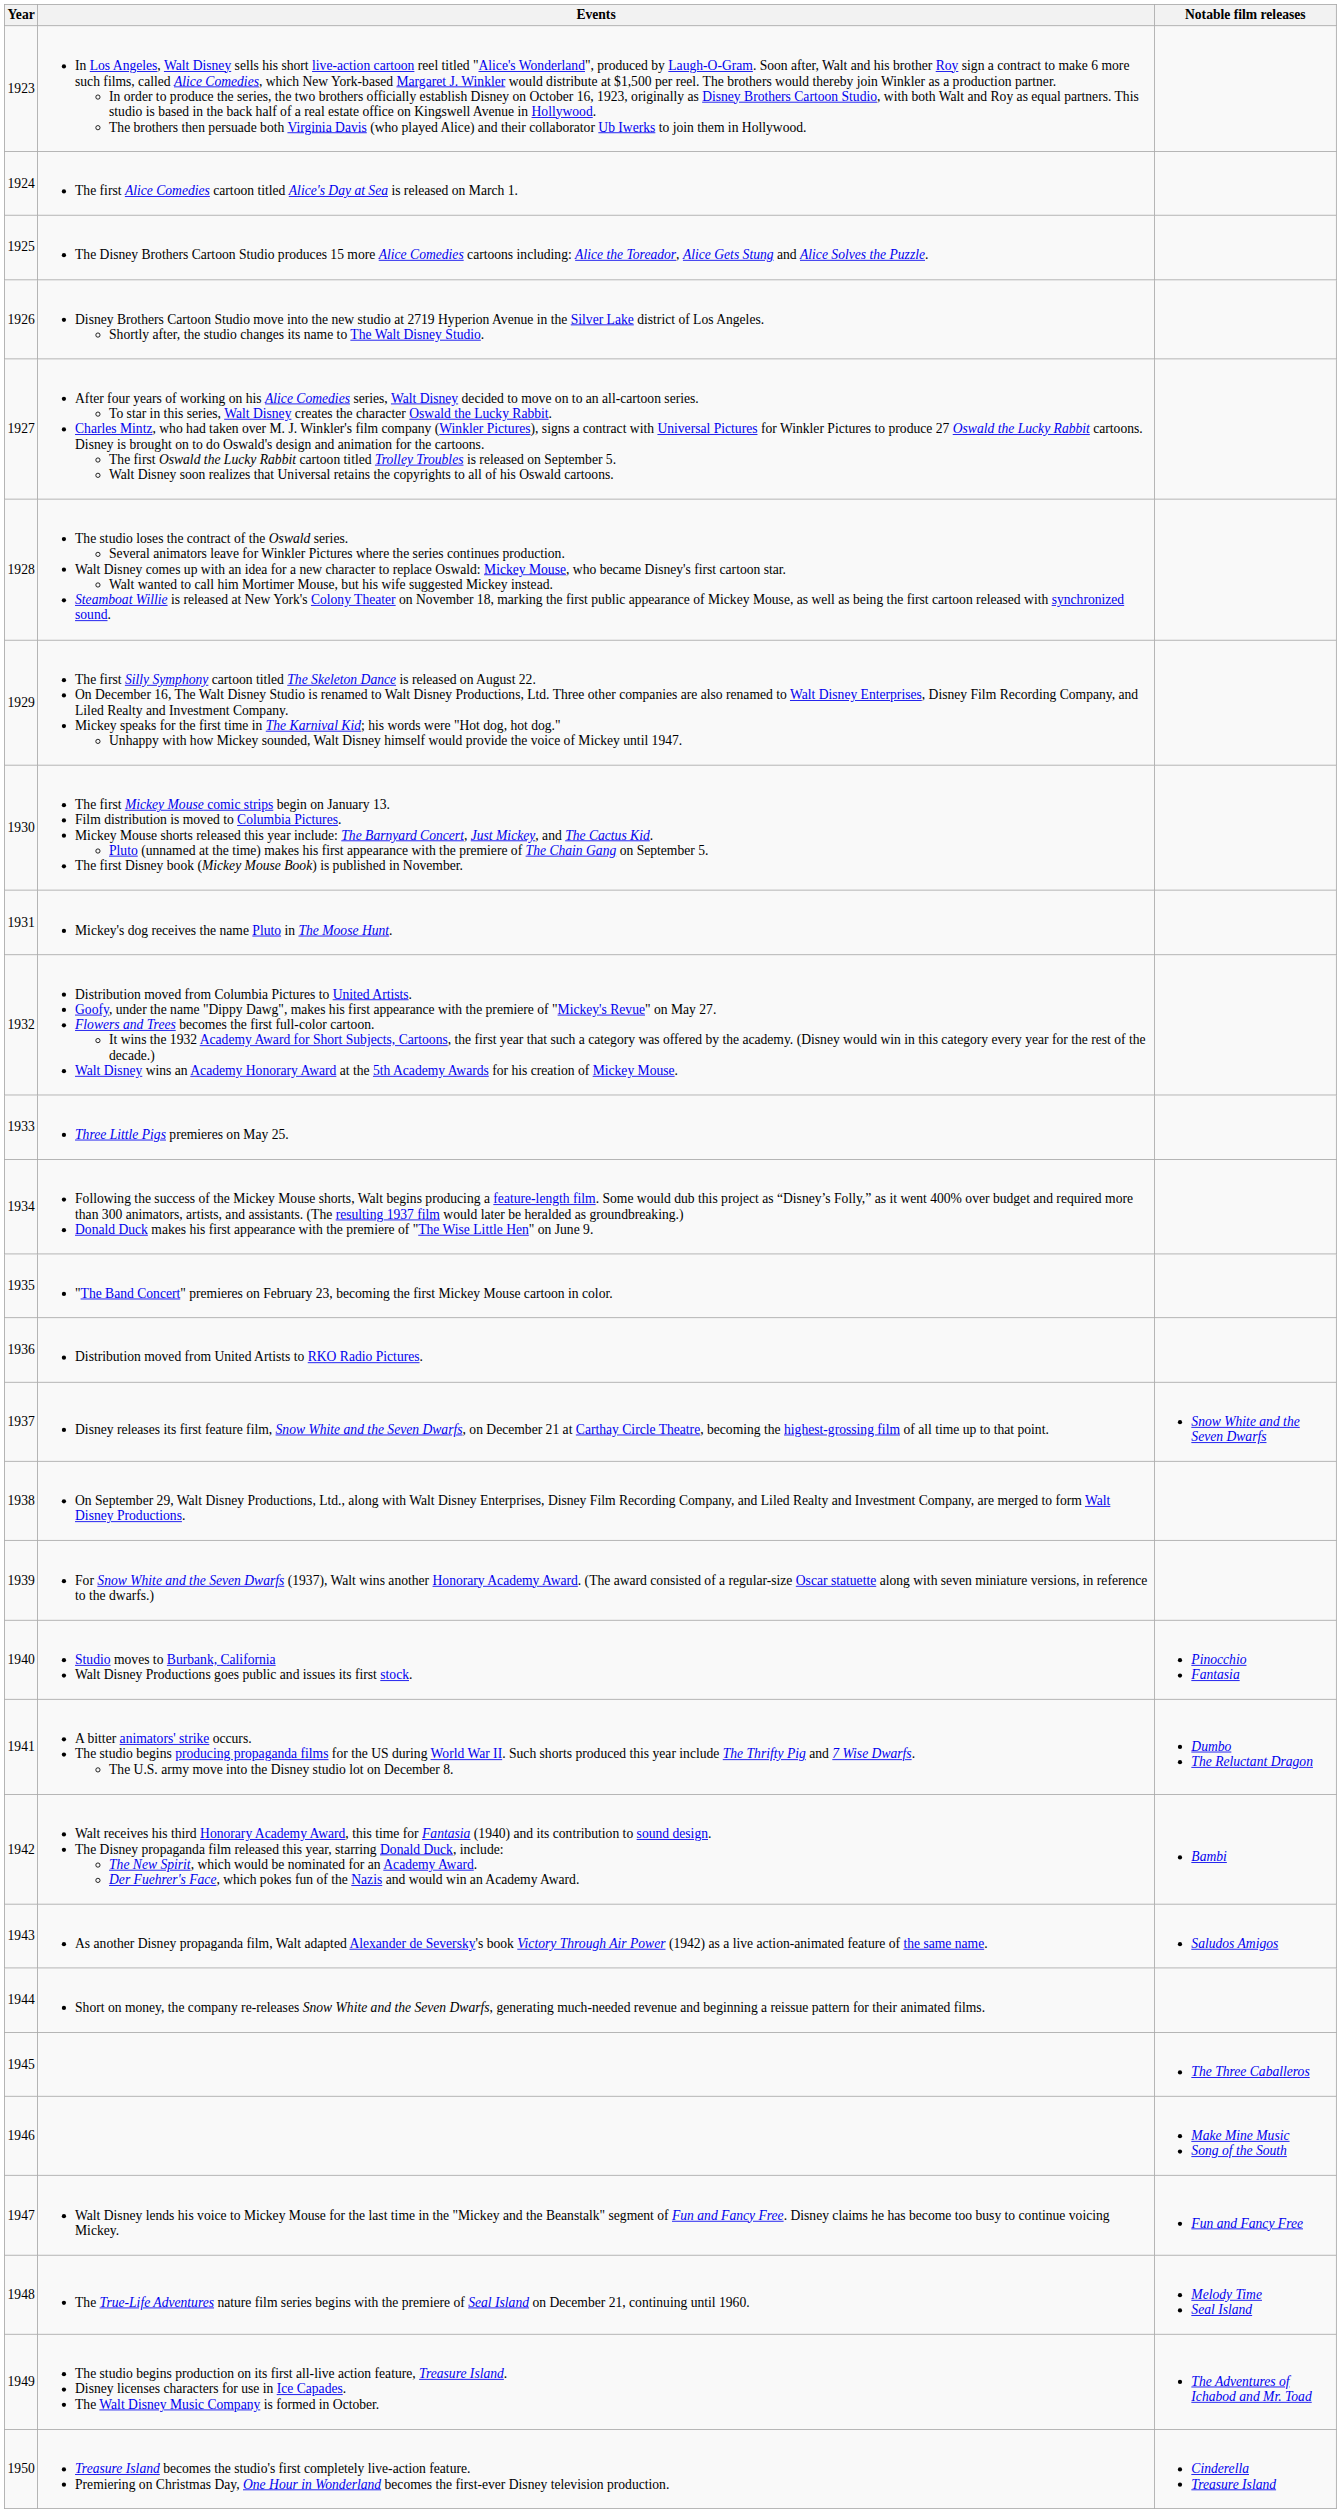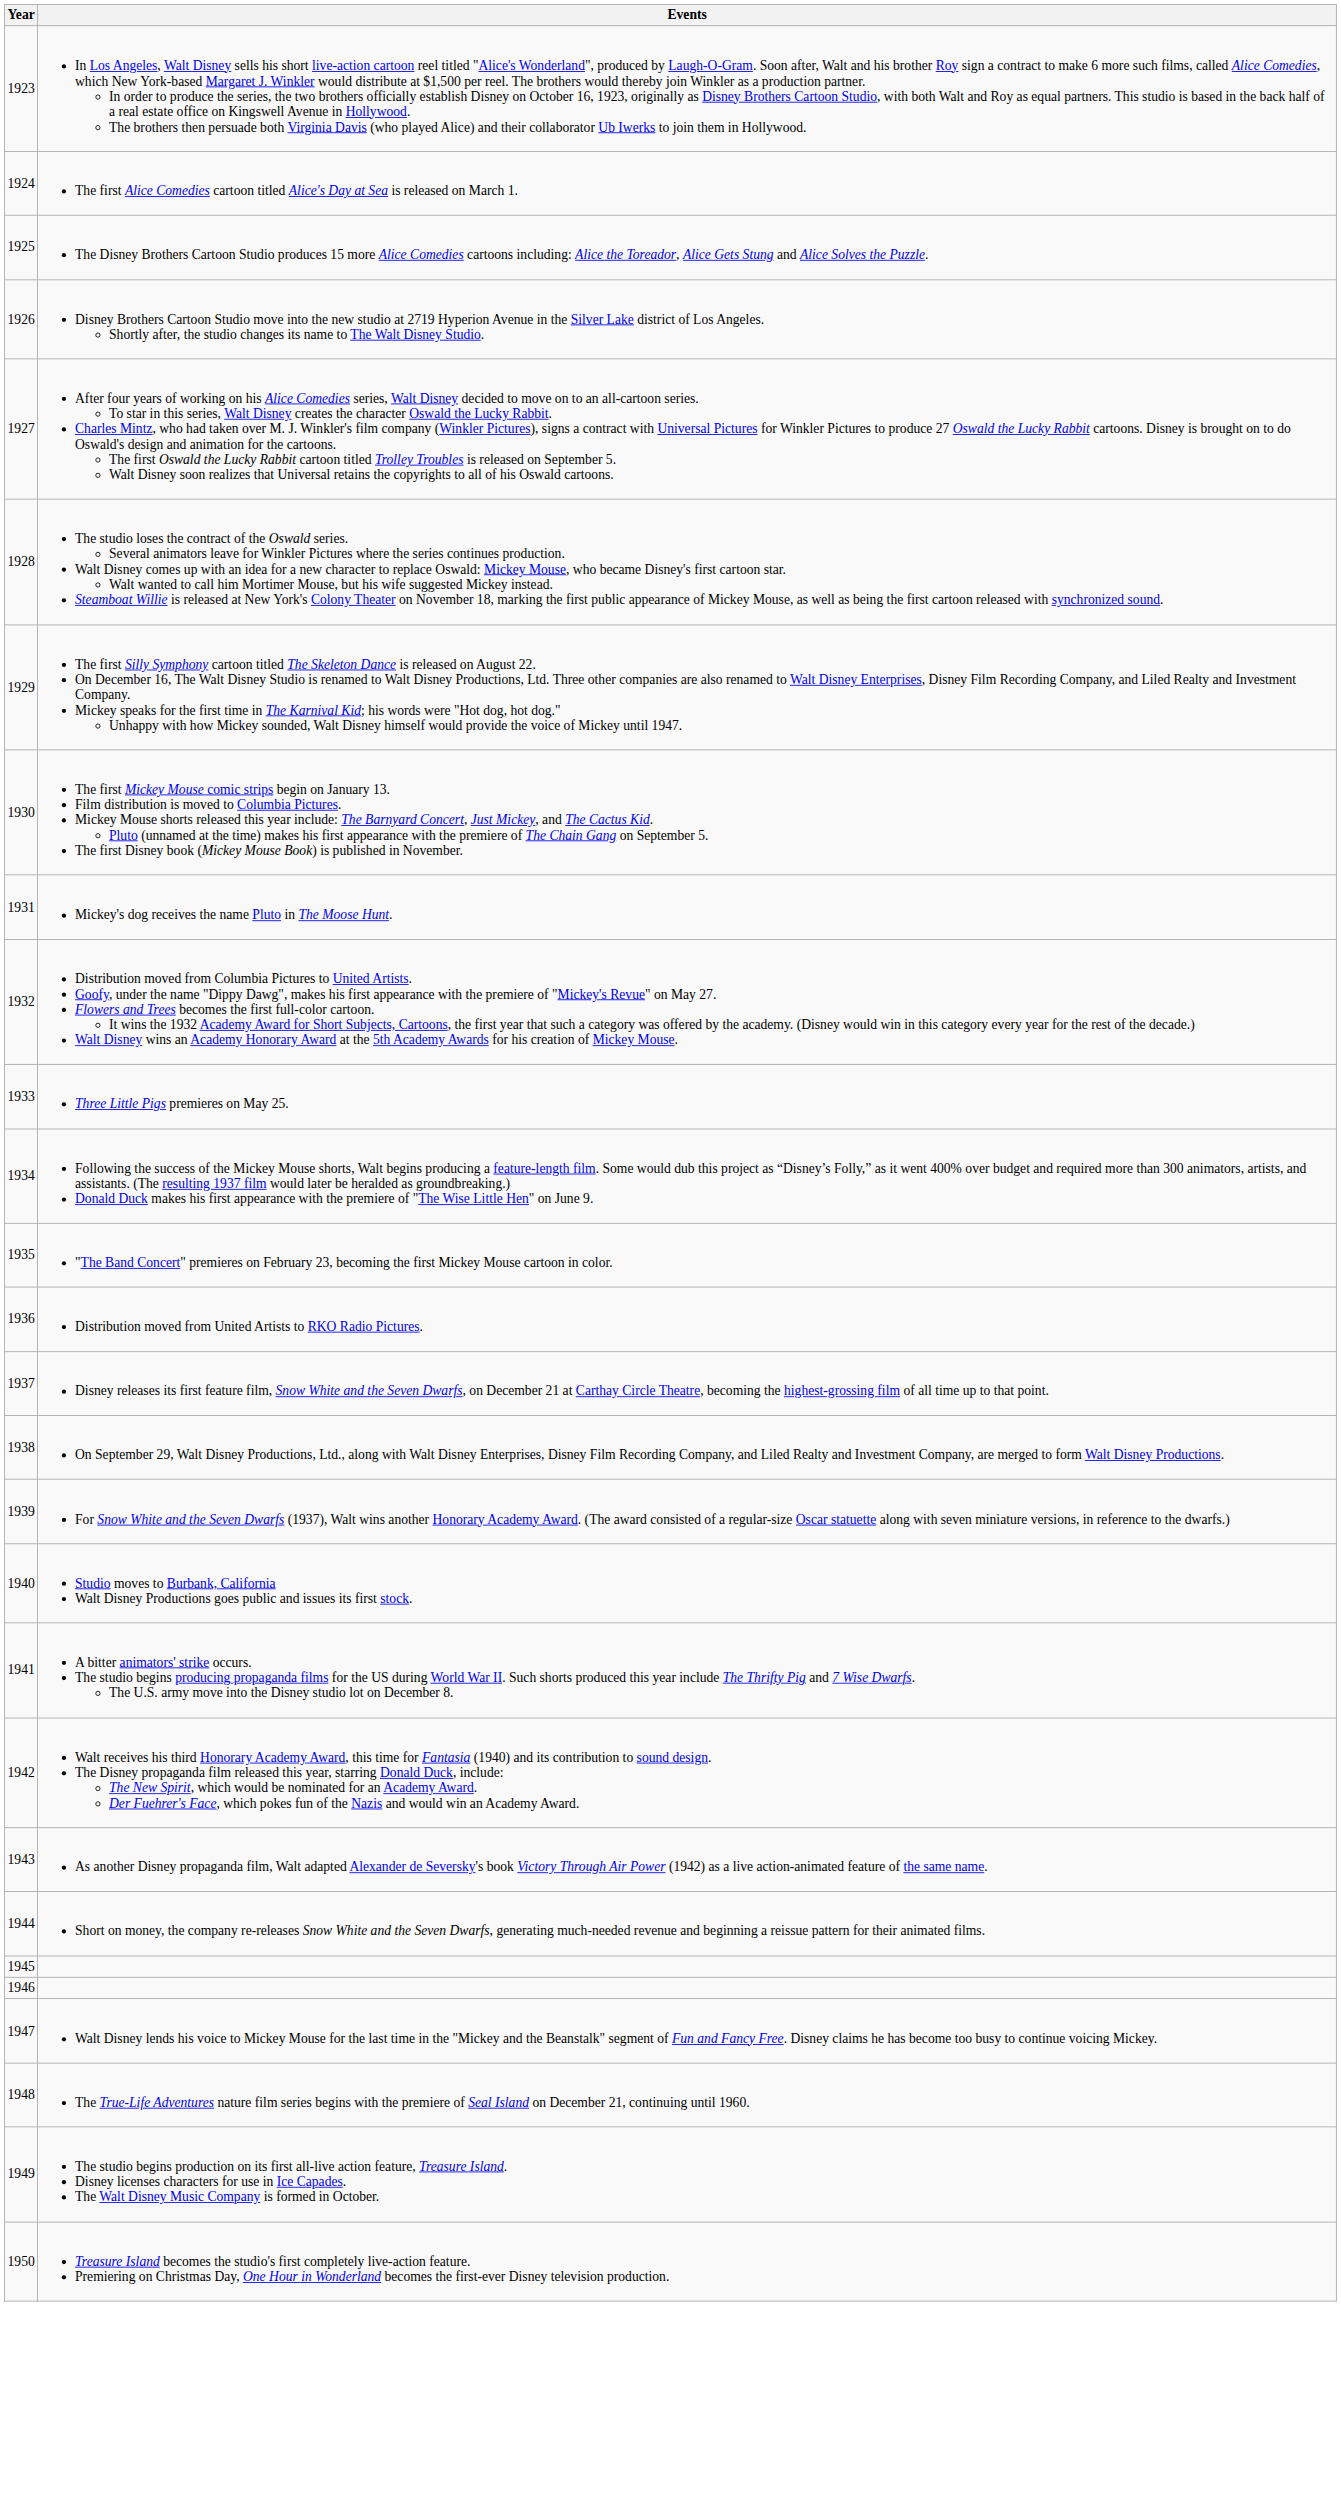- column: (1245, 15)
